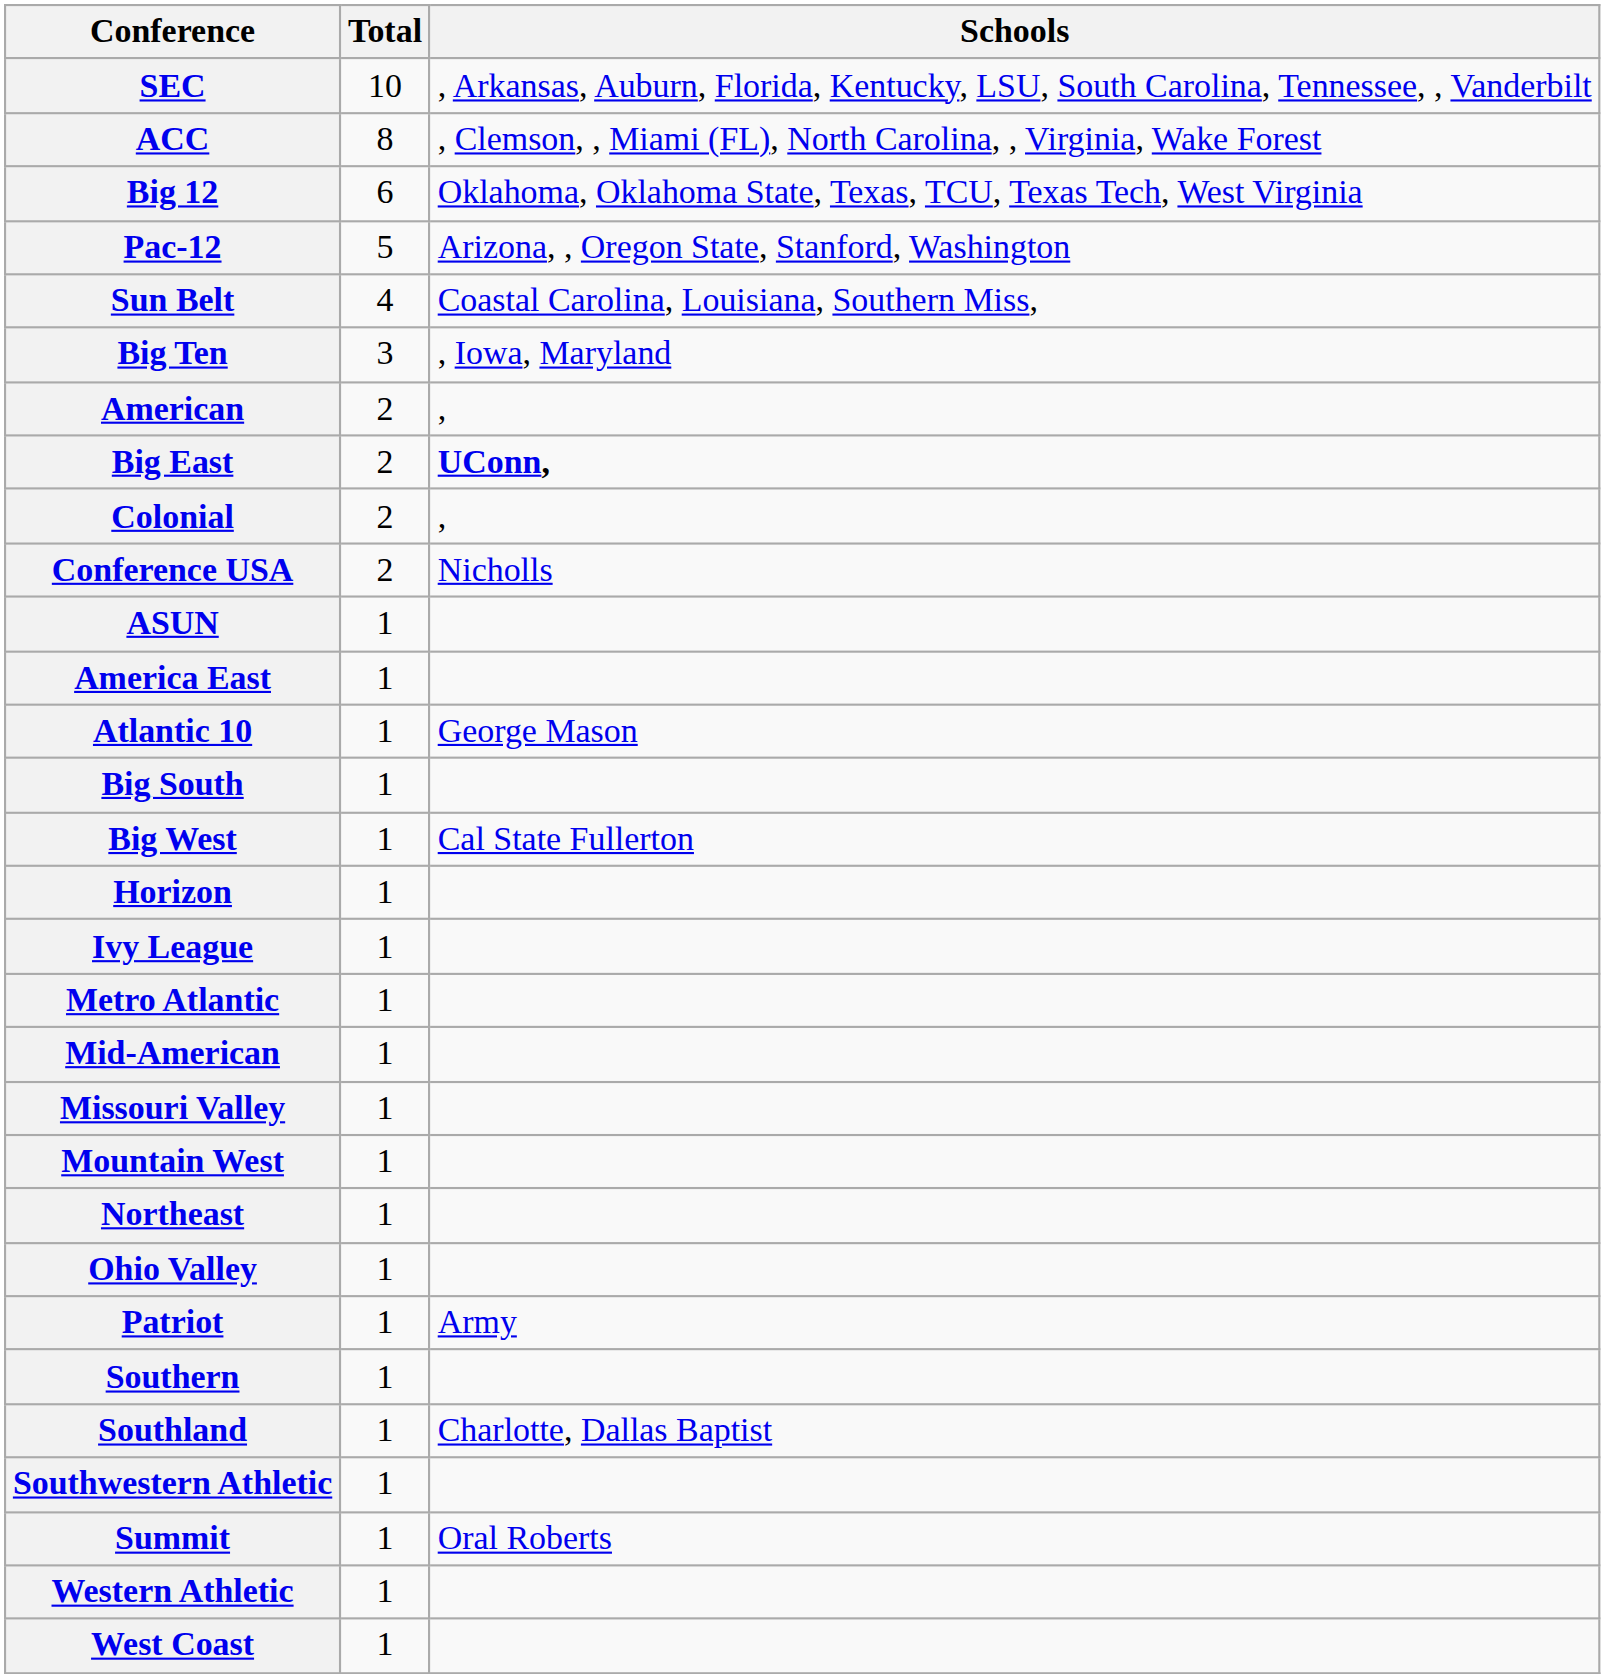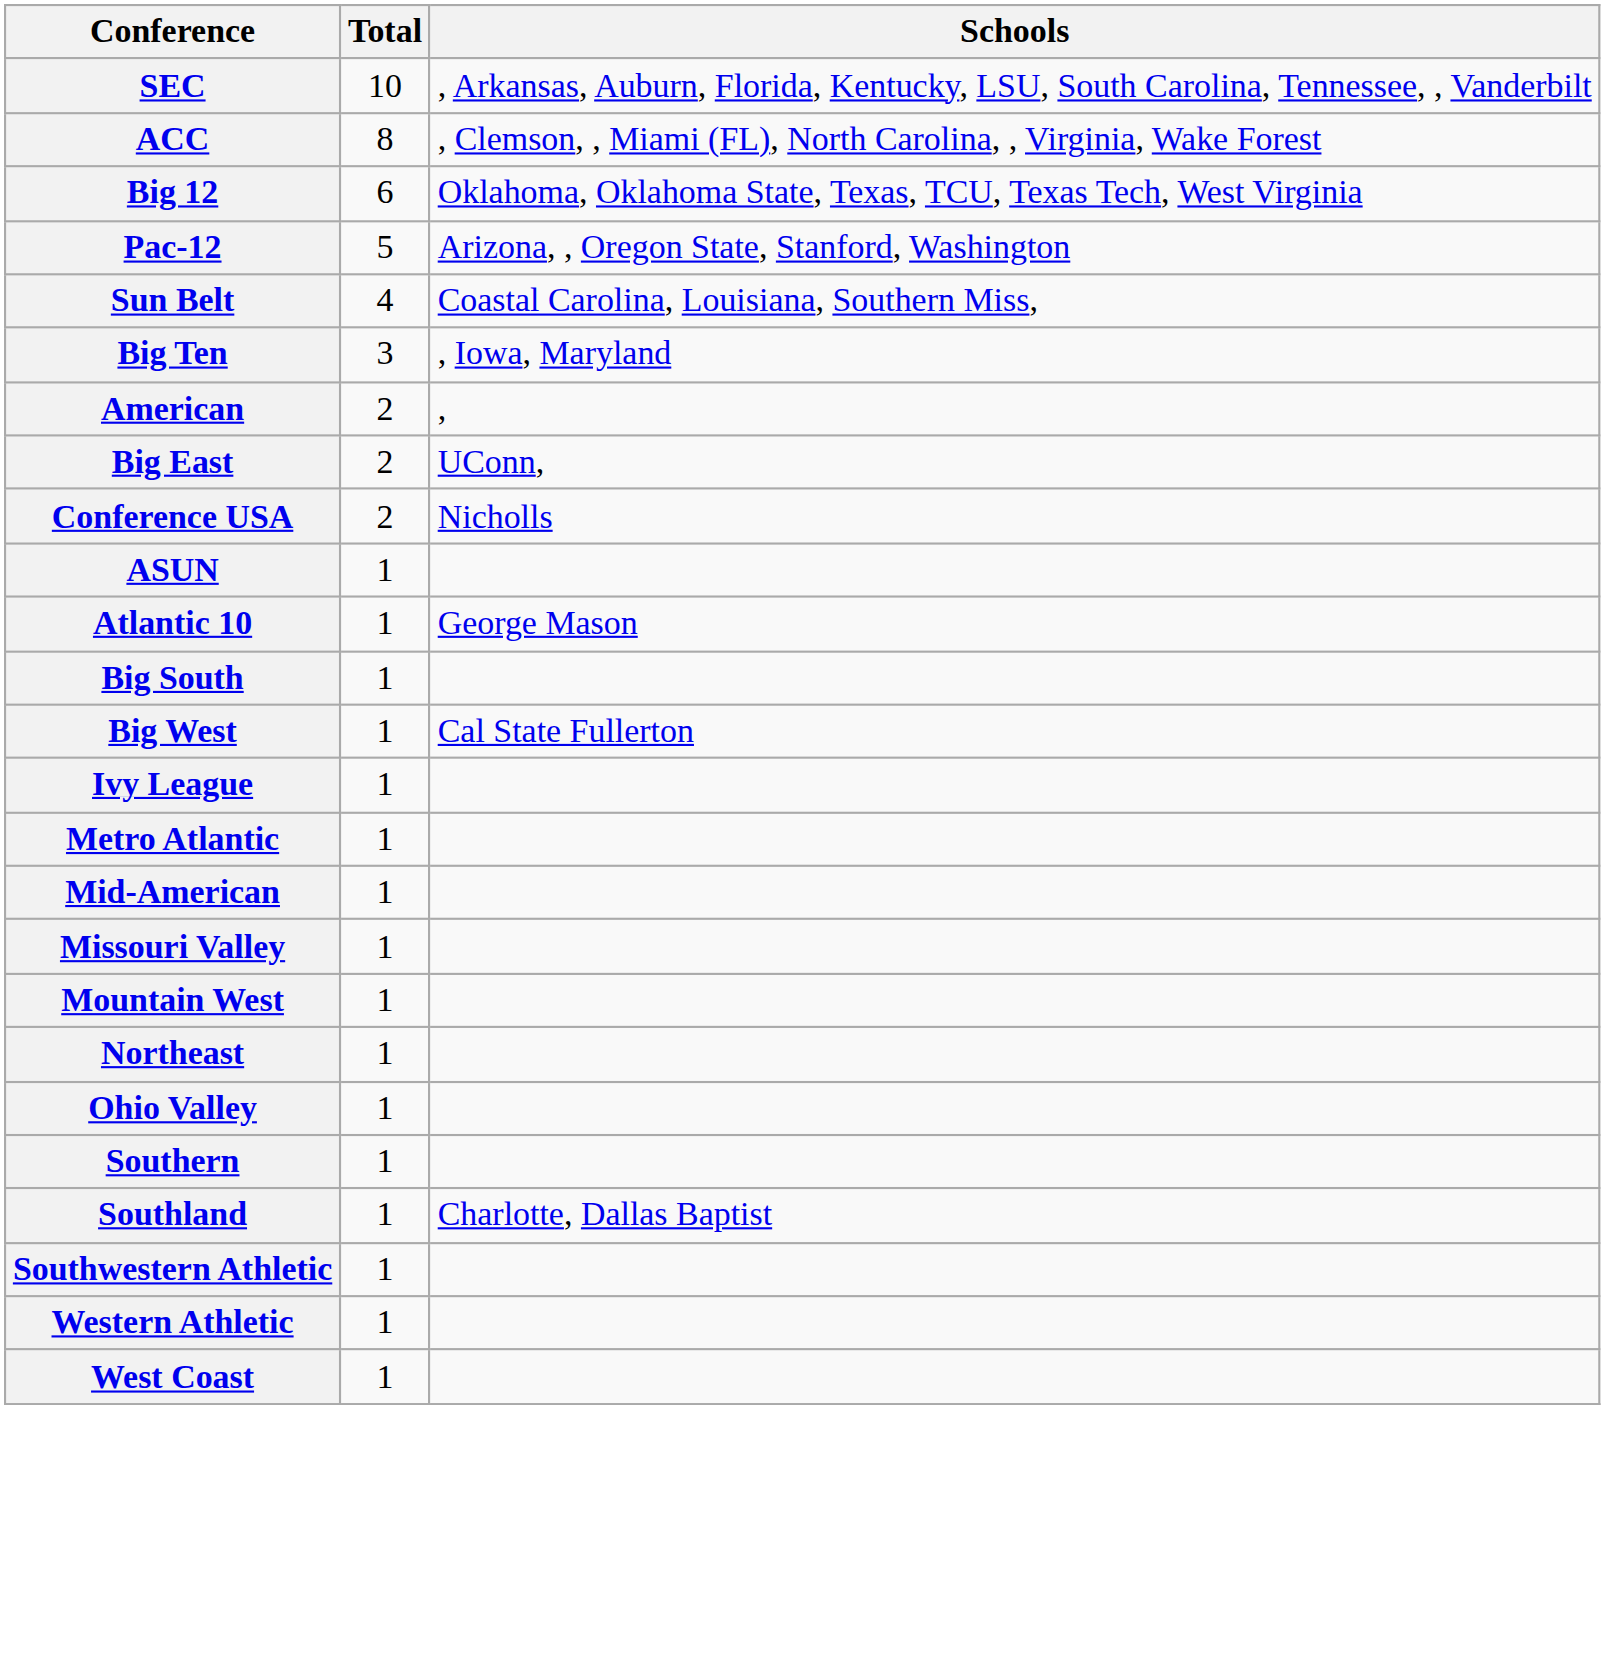(494, 461) bold -> (491, 461) normal
- row: (173, 515)
- row: (173, 676)
- row: (173, 892)
- row: (173, 1322)
- row: (173, 1537)
